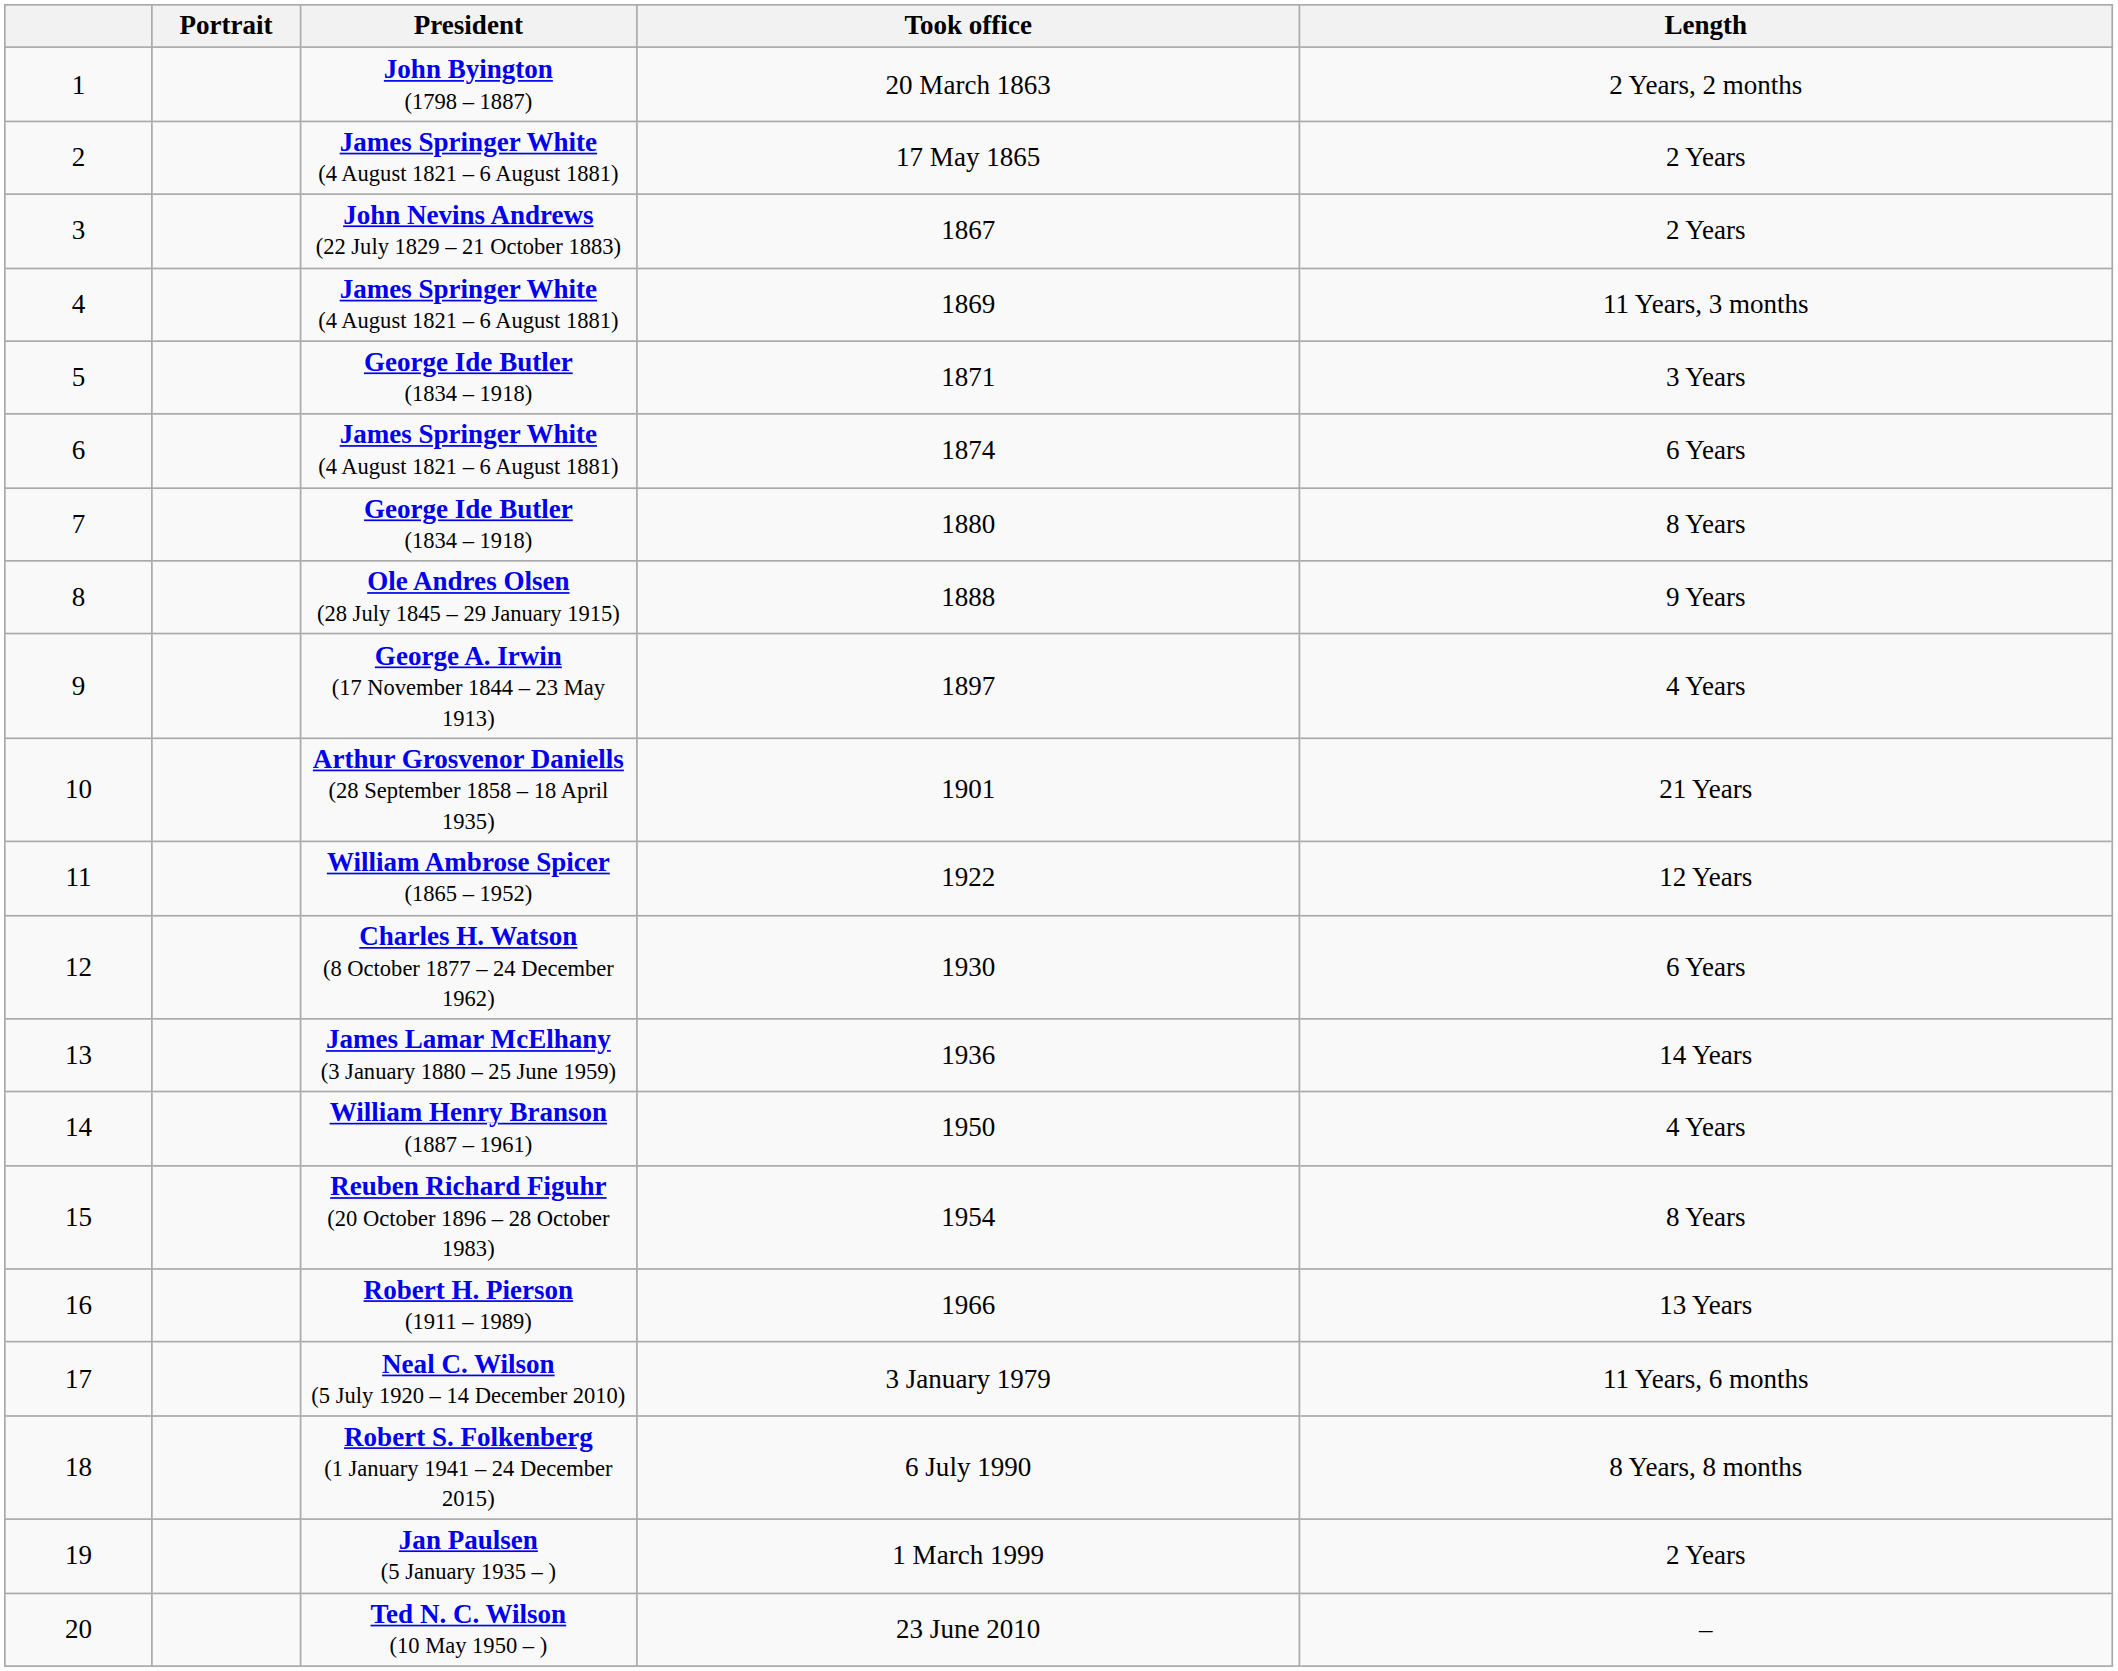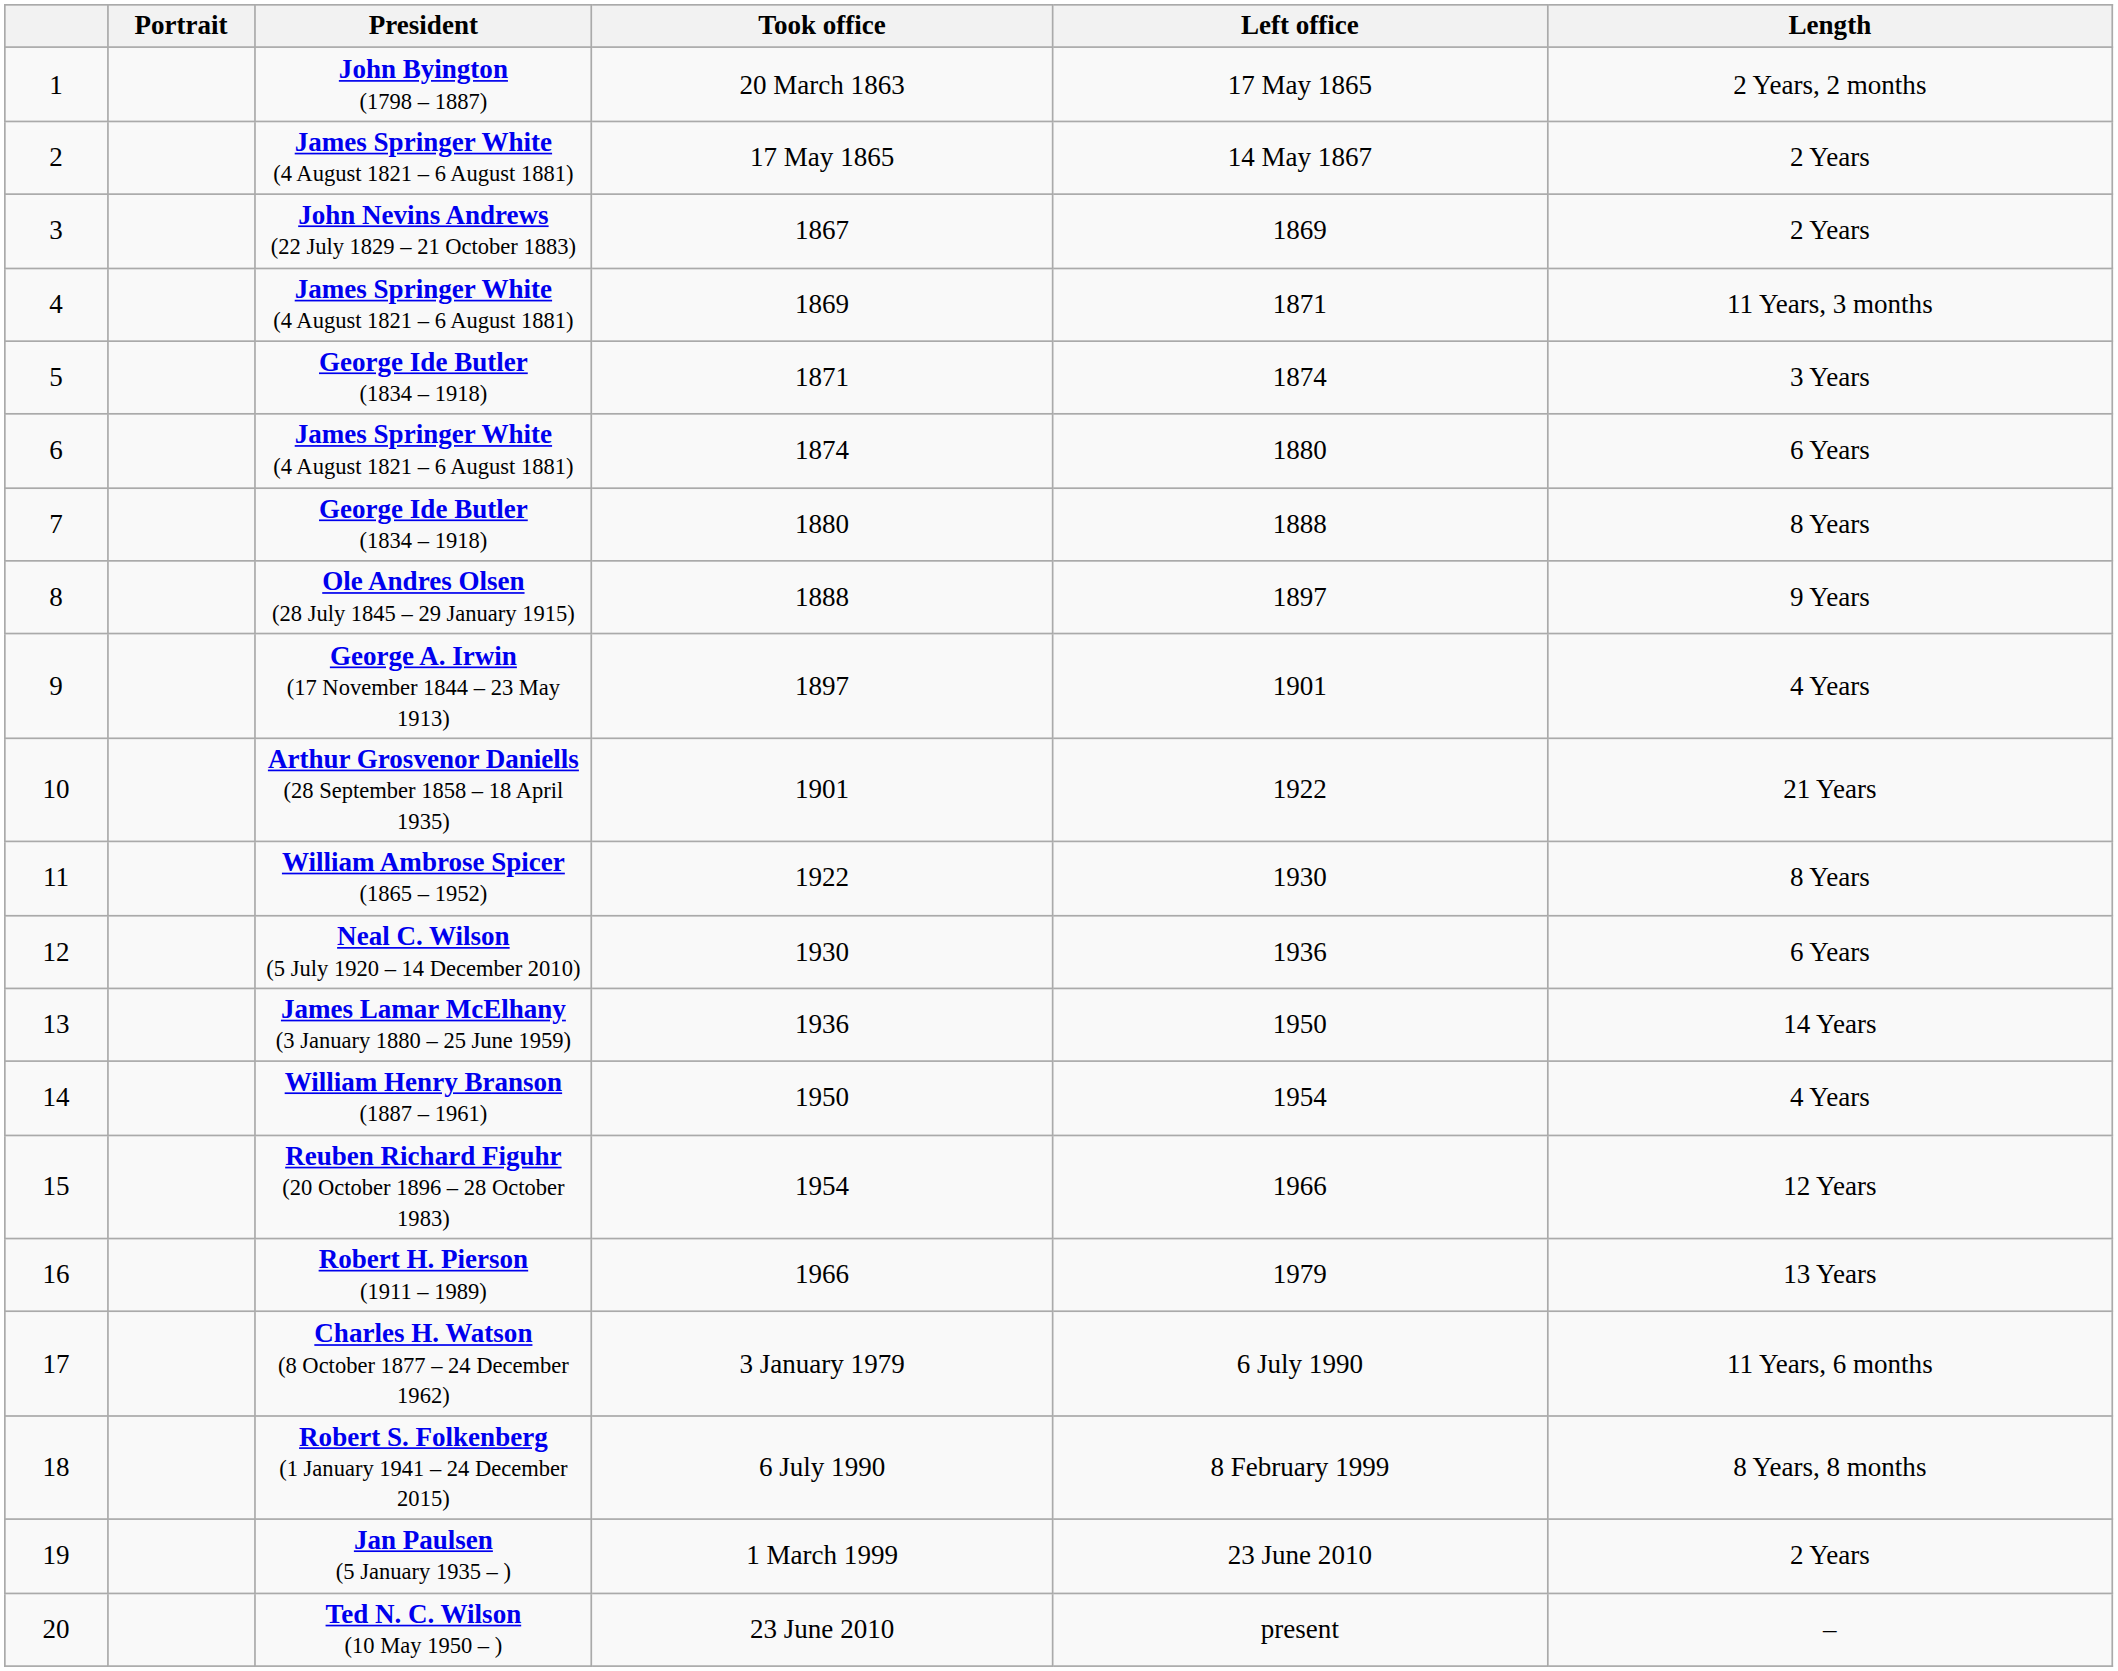+ column: (1300, 25)
(1706, 877) 12 Years -> (1830, 877) 8 Years
(468, 966) Charles H. Watson (8 October 1877 – 24 December 1962) -> (423, 951) Neal C. Wilson (5 July 1920 – 14 December 2010)
(1706, 1216) 8 Years -> (1830, 1186) 12 Years
(468, 1378) Neal C. Wilson (5 July 1920 – 14 December 2010) -> (423, 1363) Charles H. Watson (8 October 1877 – 24 December 1962)
